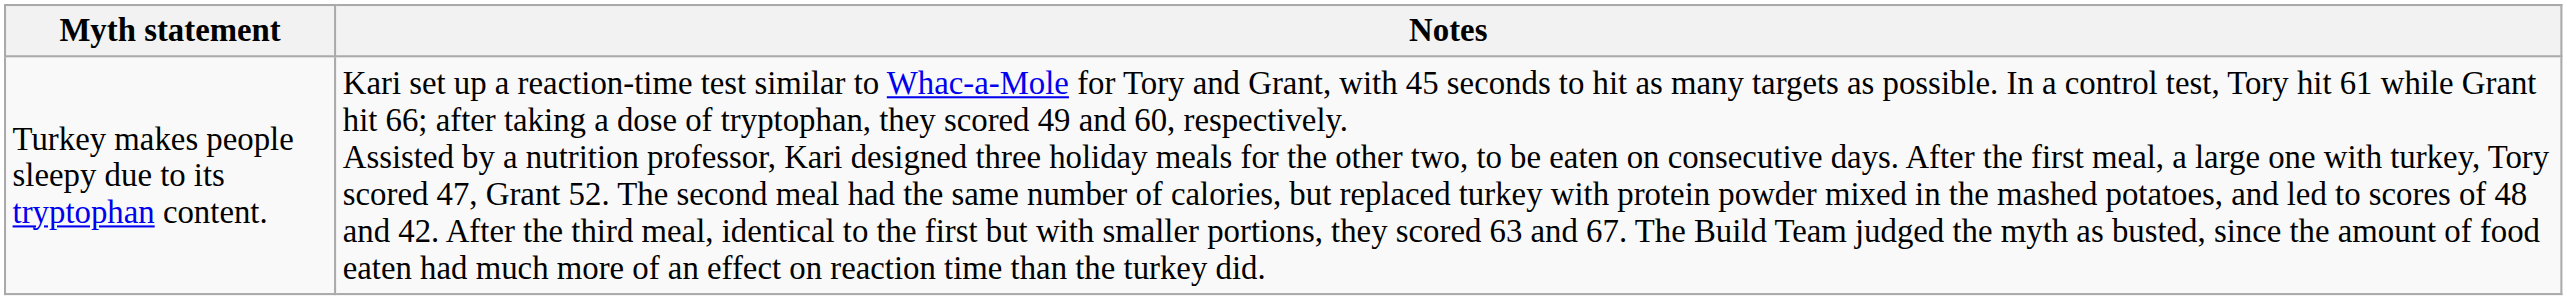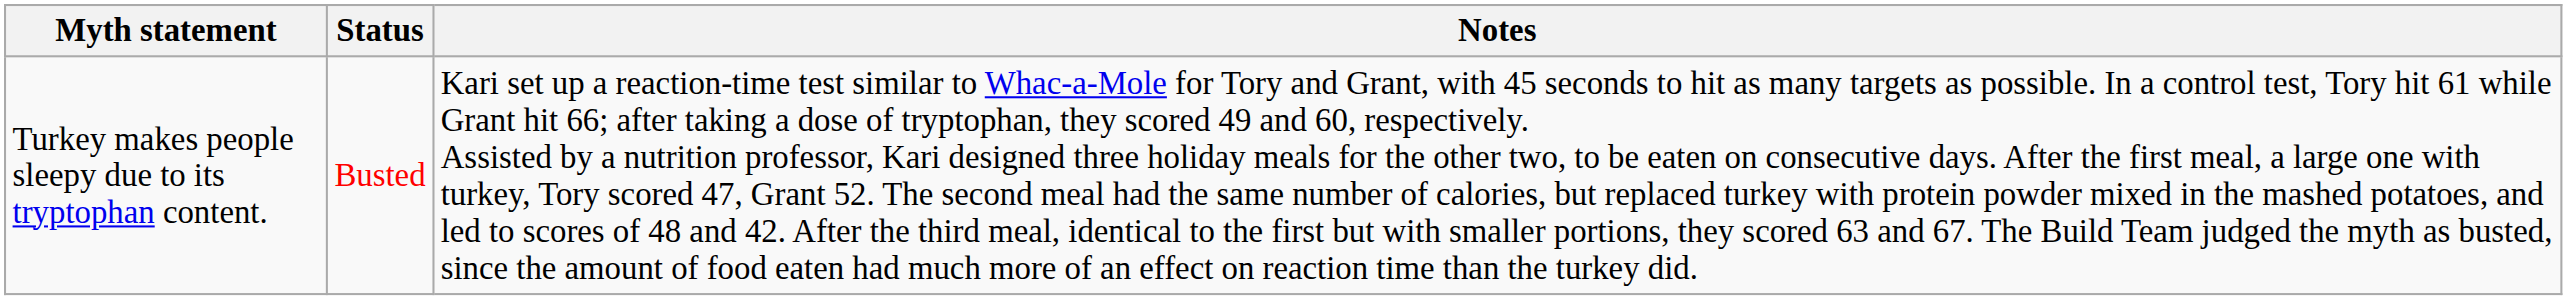+ column: (380, 30)
